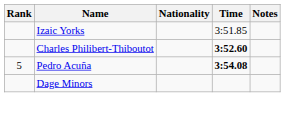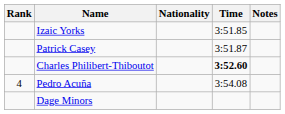+ row: (66, 48)
(19, 66) 5 -> (19, 83) 4
(231, 66) bold -> (231, 83) normal
